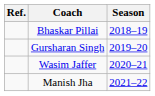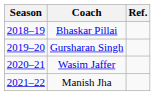columns swapped: (128, 13) <-> (16, 13)
